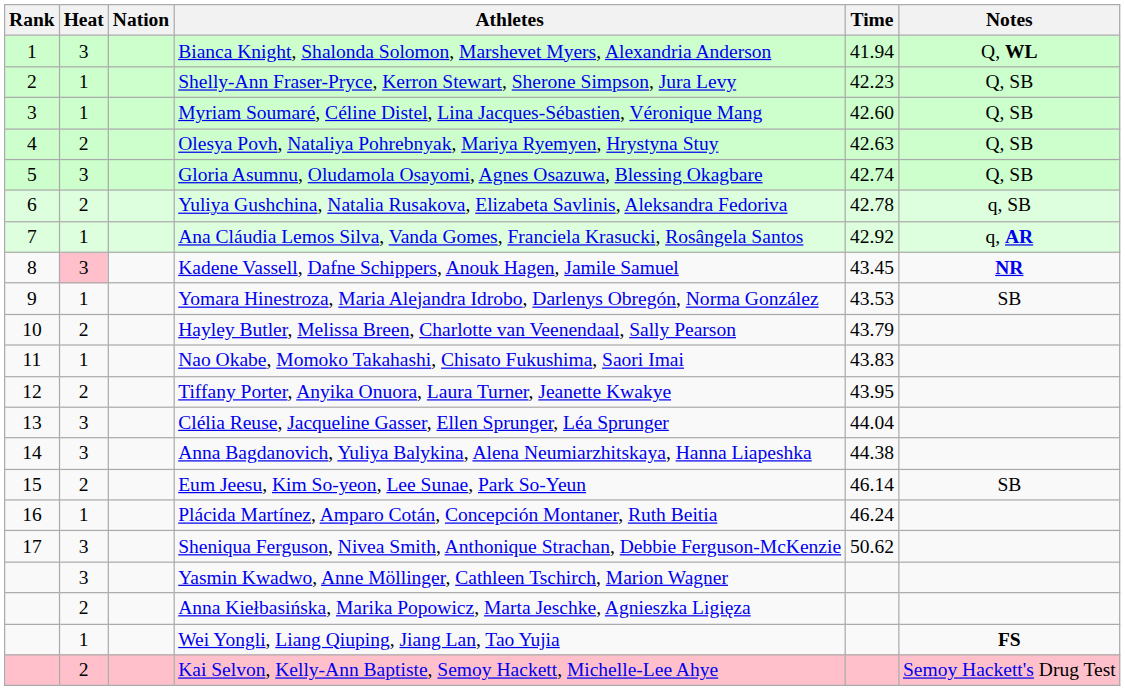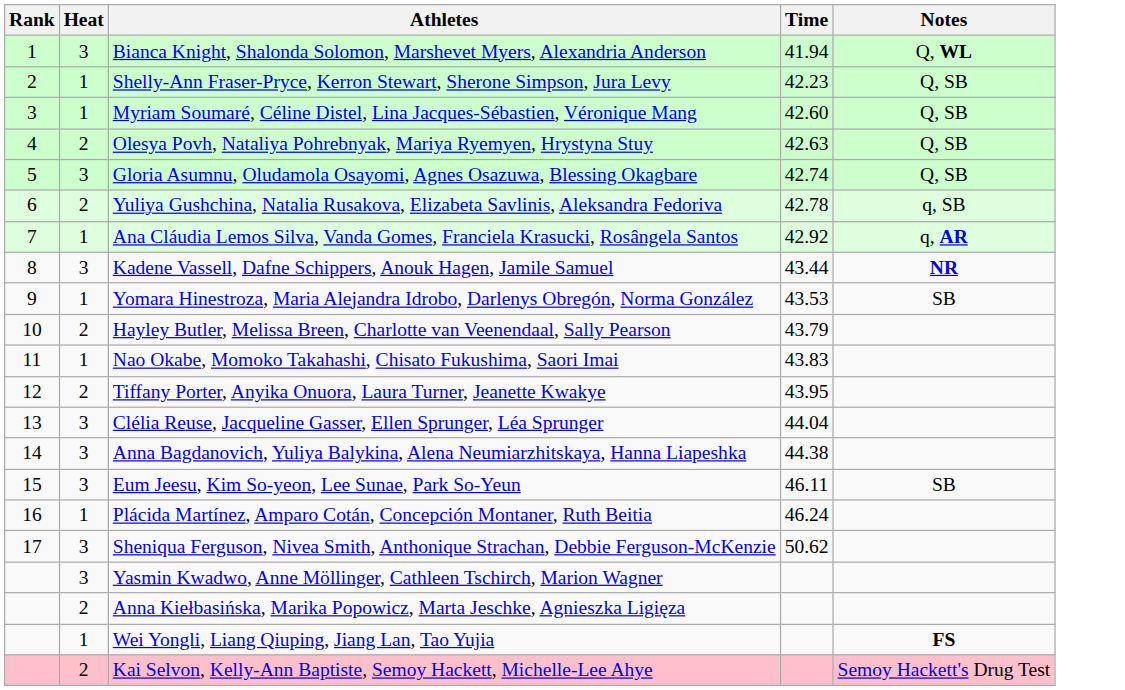- column: (141, 19)
(84, 267) pink background -> (84, 267) no background
(872, 267) 43.45 -> (807, 267) 43.44
(84, 484) 2 -> (84, 484) 3
(872, 484) 46.14 -> (807, 484) 46.11
